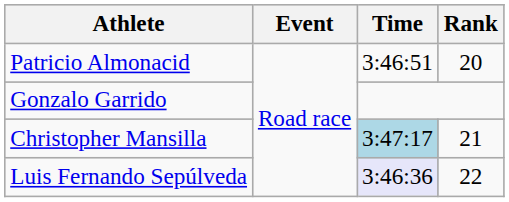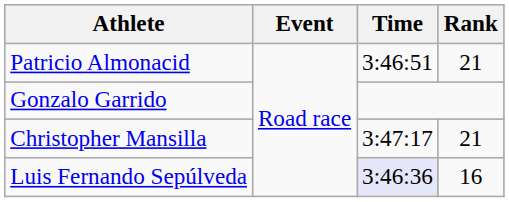(471, 62) 20 -> (471, 62) 21
(397, 138) lightblue background -> (397, 138) no background
(471, 176) 22 -> (471, 176) 16
